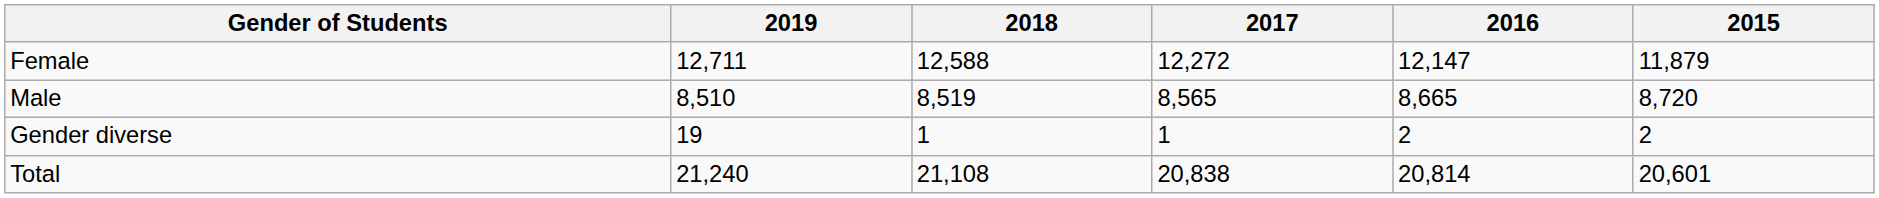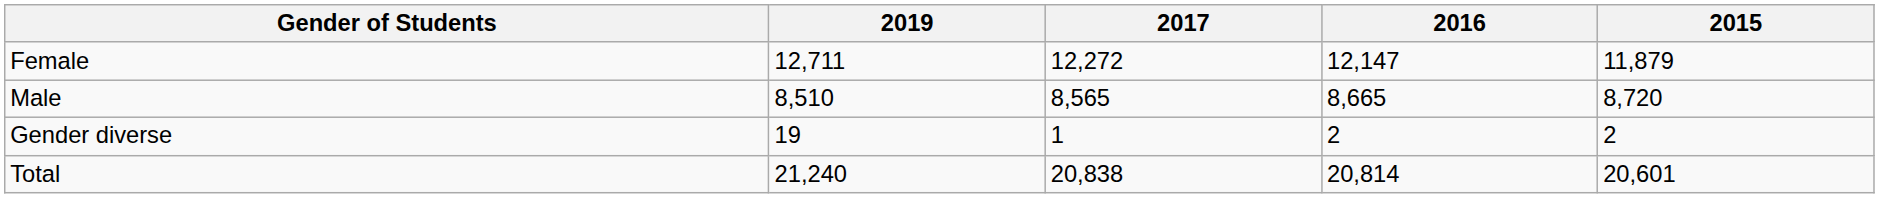- column: (1032, 23)
